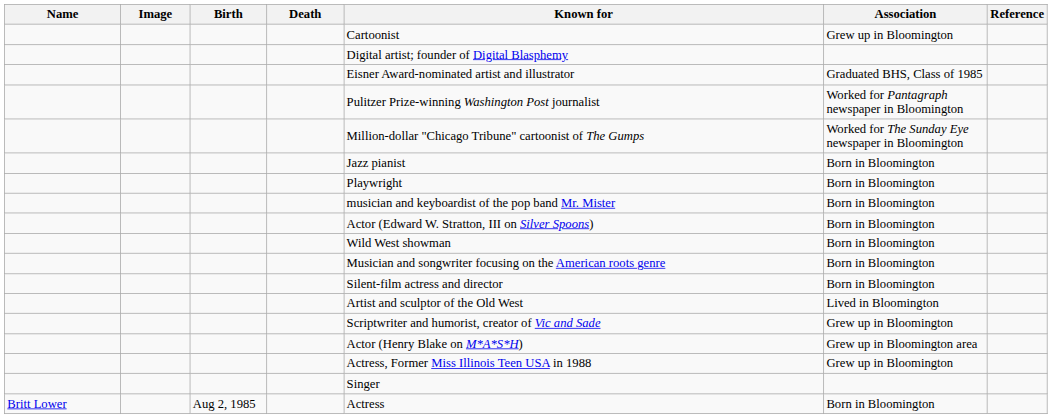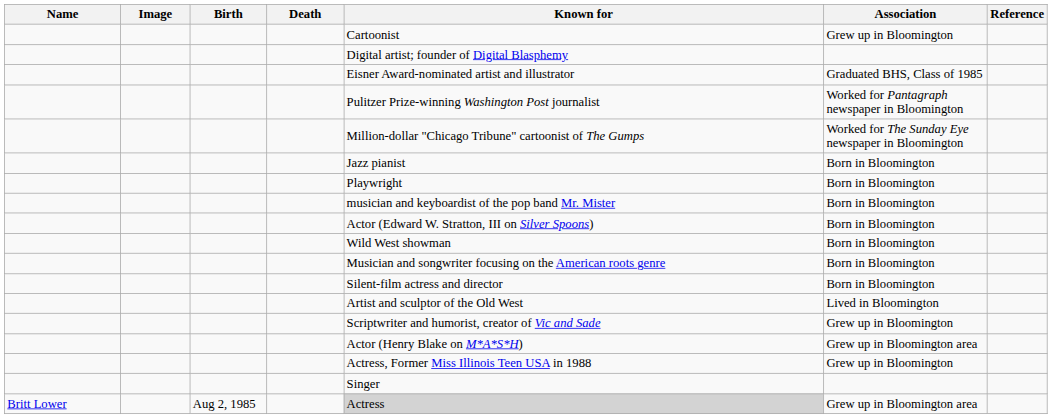(366, 403) no background -> (366, 403) lightgrey background
(881, 403) Born in Bloomington -> (902, 403) Grew up in Bloomington area
